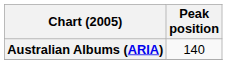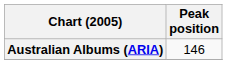(194, 49) 140 -> (194, 49) 146
